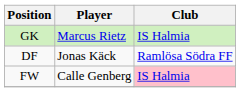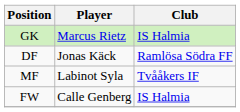+ row: (29, 76)
(163, 76) pink background -> (163, 96) no background
